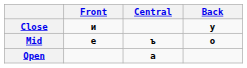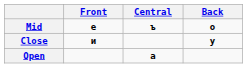rows swapped: (34, 26) <-> (34, 41)
